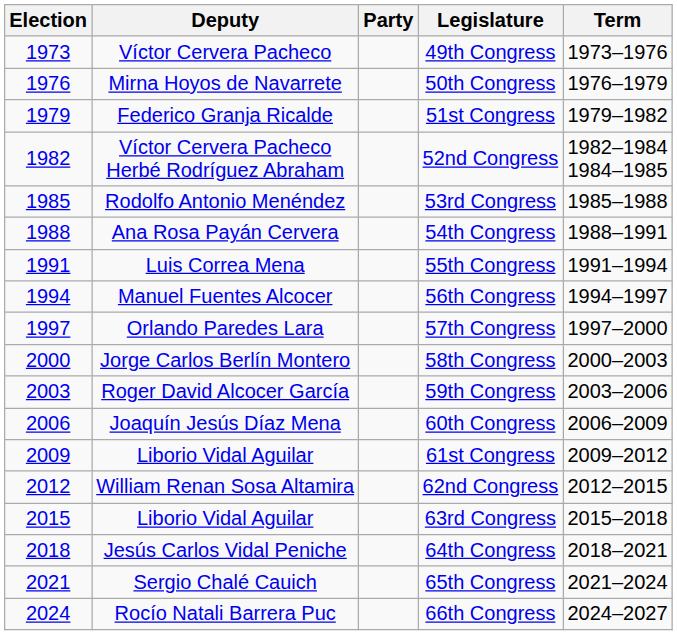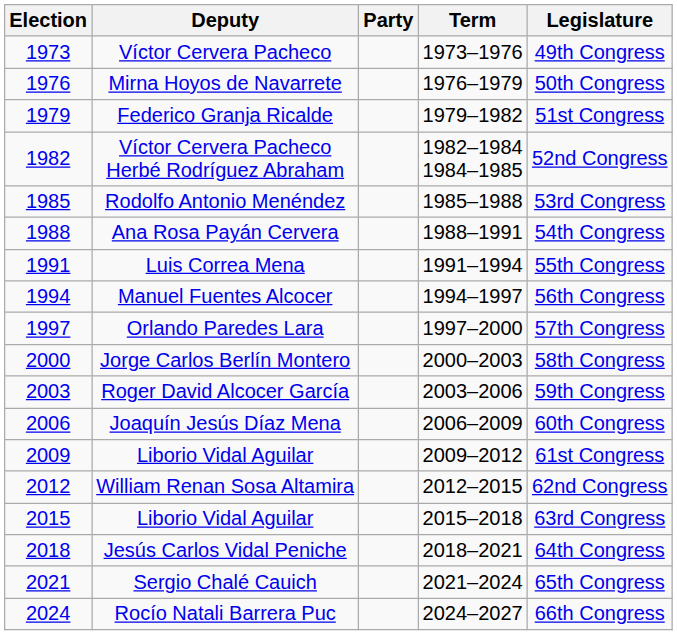columns swapped: (618, 20) <-> (490, 20)
